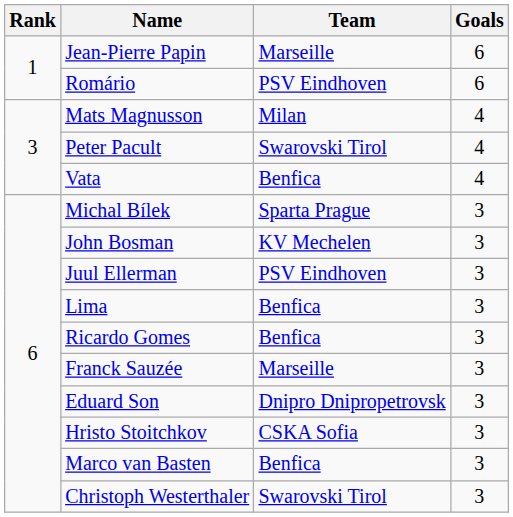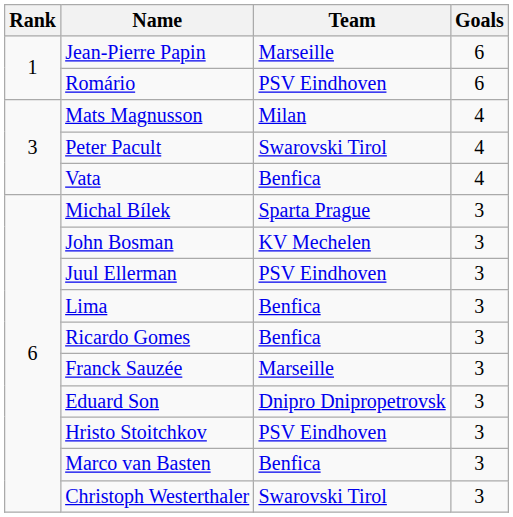(308, 432) CSKA Sofia -> (322, 432) PSV Eindhoven
